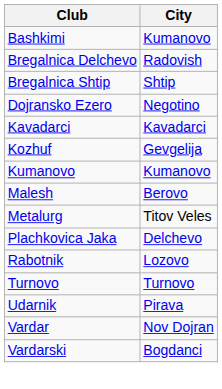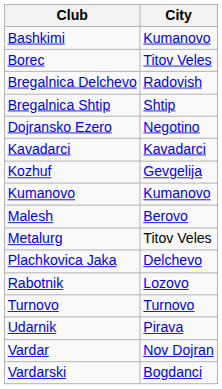+ row: (26, 60)
